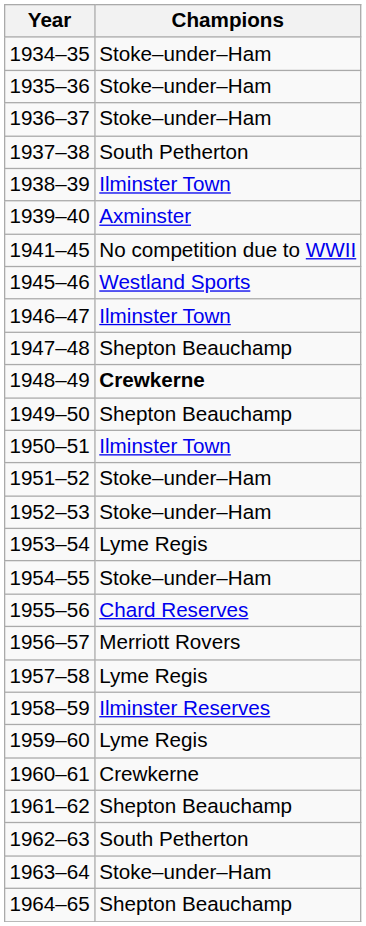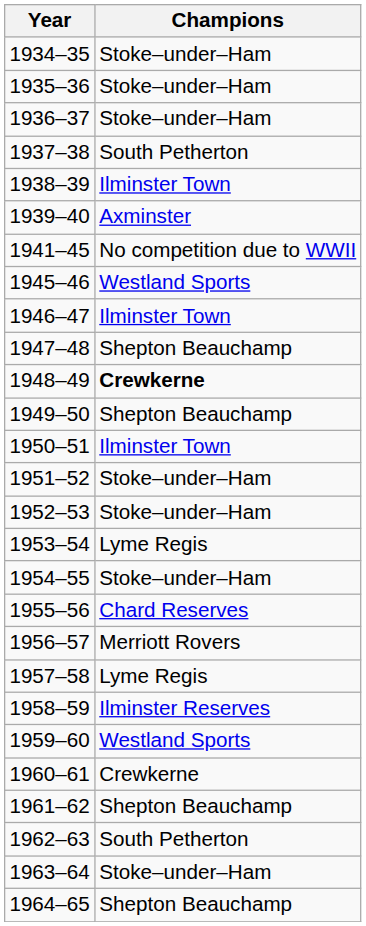(153, 741) Lyme Regis -> (175, 741) Westland Sports
